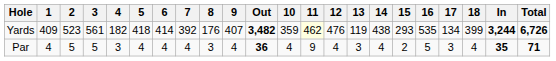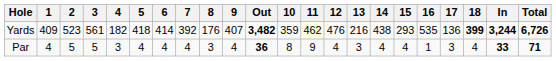(358, 30) 119 -> (359, 30) 216
(451, 30) 134 -> (452, 30) 136
(474, 30) normal -> (475, 30) bold
(289, 47) 4 -> (289, 47) 8
(404, 47) 2 -> (405, 47) 4
(428, 47) 5 -> (428, 47) 1
(502, 47) 35 -> (502, 47) 33
